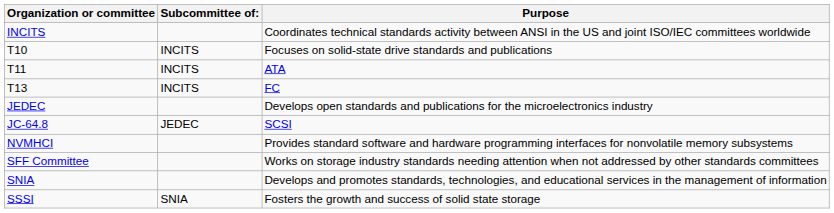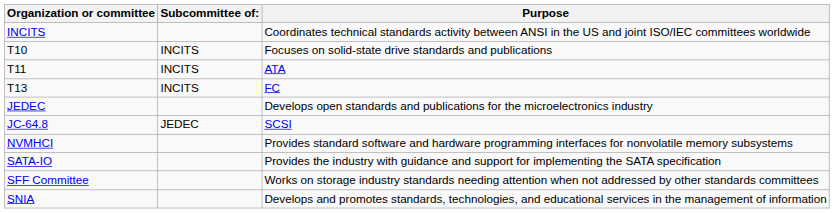+ row: (30, 161)
- row: (20, 198)
